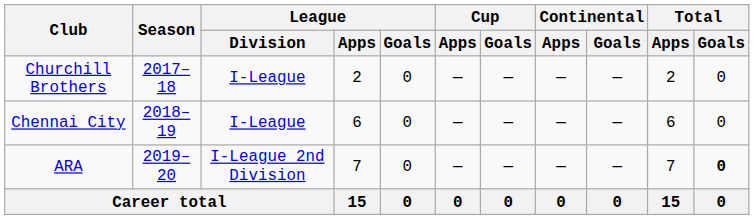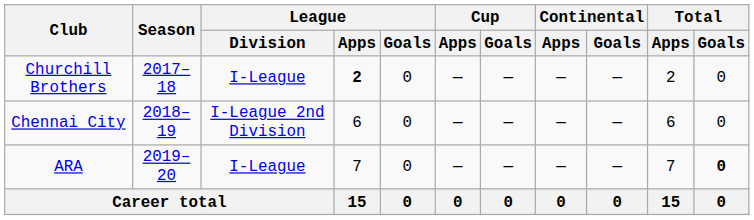(357, 78) normal -> (357, 78) bold
(267, 123) I-League -> (267, 123) I-League 2nd Division
(267, 167) I-League 2nd Division -> (267, 167) I-League
